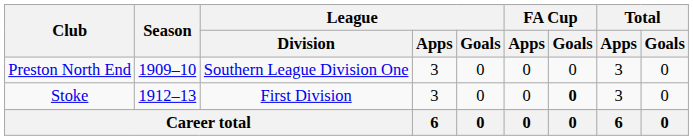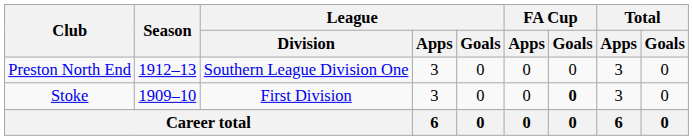(167, 69) 1909–10 -> (167, 69) 1912–13
(167, 95) 1912–13 -> (167, 95) 1909–10
